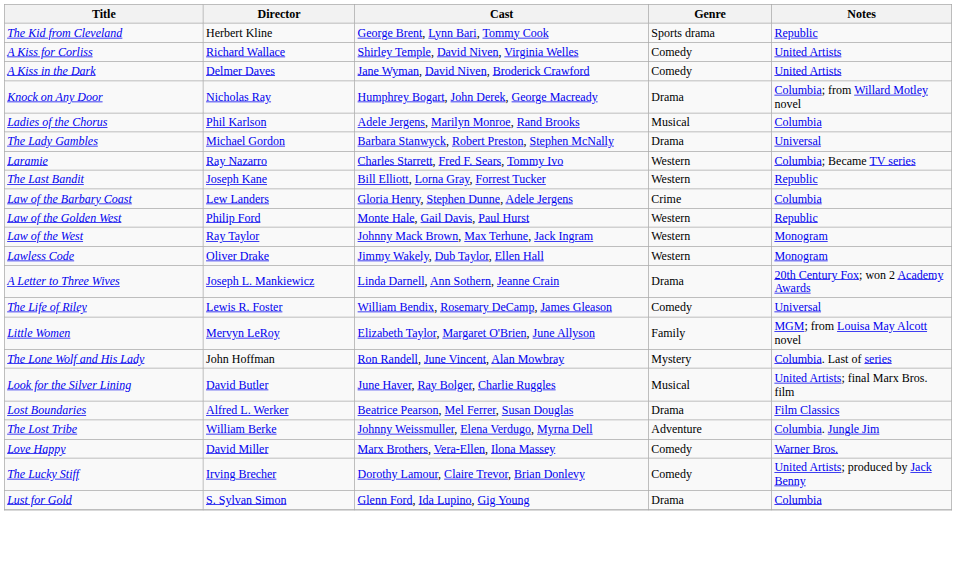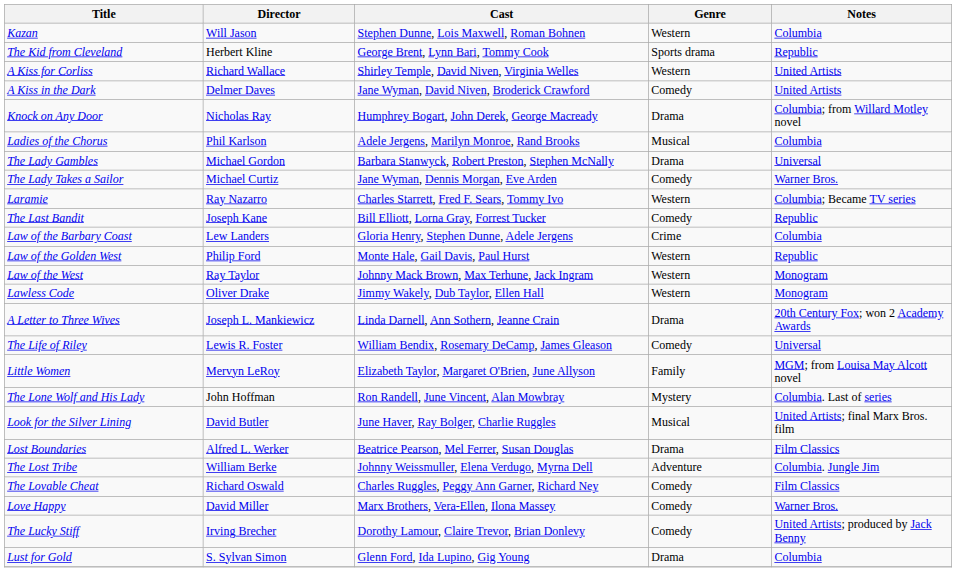+ row: (22, 33)
(672, 52) Comedy -> (671, 71) Western
+ row: (65, 179)
(671, 179) Western -> (672, 217) Comedy
+ row: (53, 486)
